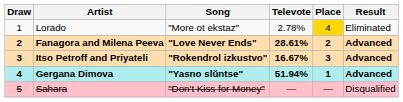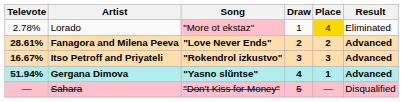columns swapped: (19, 12) <-> (291, 12)
(204, 27) no background -> (219, 27) pink background
